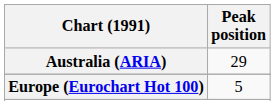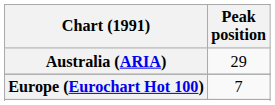(239, 86) 5 -> (239, 86) 7
